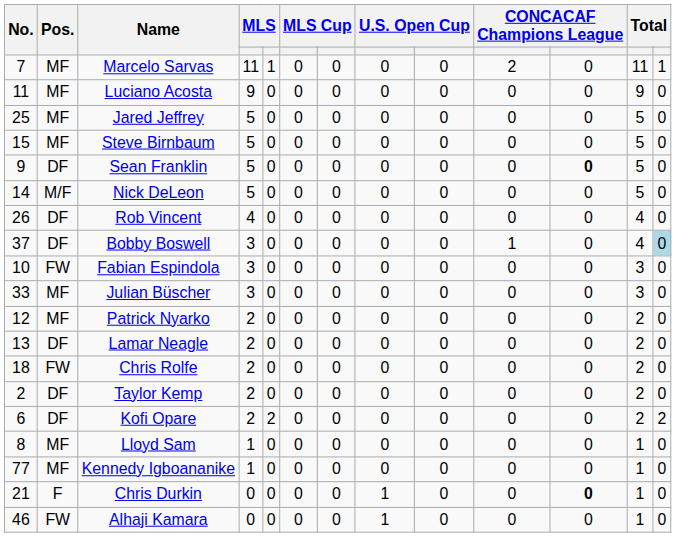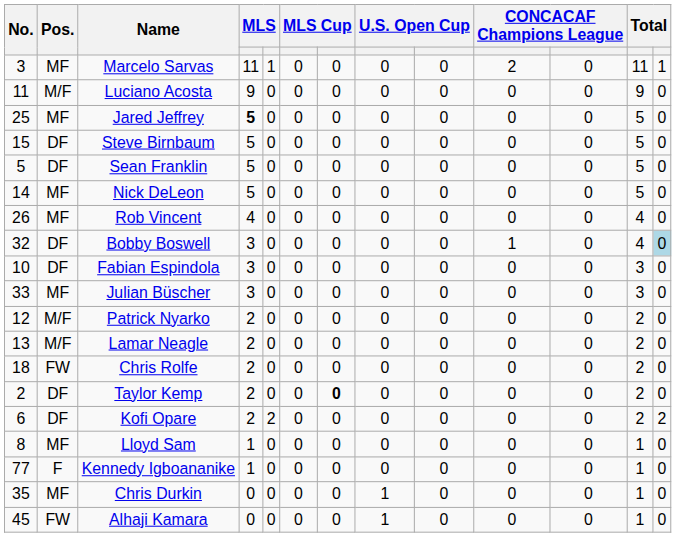(21, 67) 7 -> (21, 67) 3
(58, 92) MF -> (58, 92) M/F
(251, 117) normal -> (251, 117) bold
(58, 142) MF -> (58, 142) DF
(21, 167) 9 -> (21, 167) 5
(589, 167) bold -> (589, 167) normal
(58, 192) M/F -> (58, 192) MF
(58, 218) DF -> (58, 218) MF
(21, 243) 37 -> (21, 243) 32
(58, 268) FW -> (58, 268) DF
(58, 318) MF -> (58, 318) M/F
(58, 343) DF -> (58, 343) M/F
(336, 393) normal -> (336, 393) bold
(58, 469) MF -> (58, 469) F
(21, 494) 21 -> (21, 494) 35
(58, 494) F -> (58, 494) MF
(589, 494) bold -> (589, 494) normal
(21, 519) 46 -> (21, 519) 45
